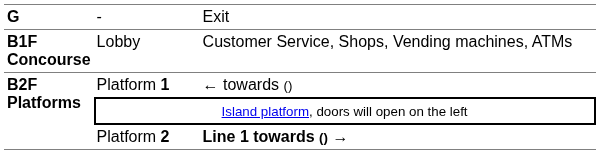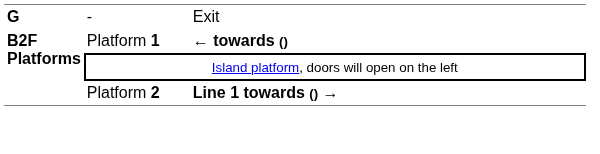- row: (118, 42)
(247, 84) normal -> (240, 40) bold
